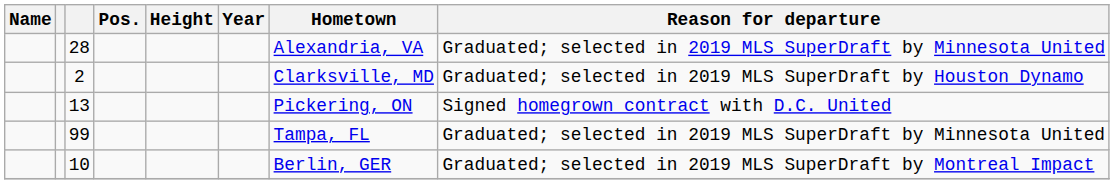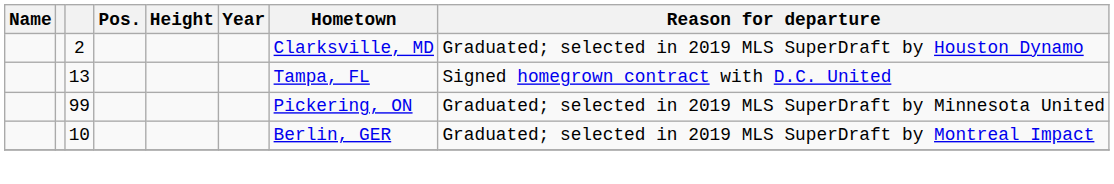- row: (79, 48)
(343, 106) Pickering, ON -> (322, 77) Tampa, FL
(322, 135) Tampa, FL -> (343, 106) Pickering, ON
